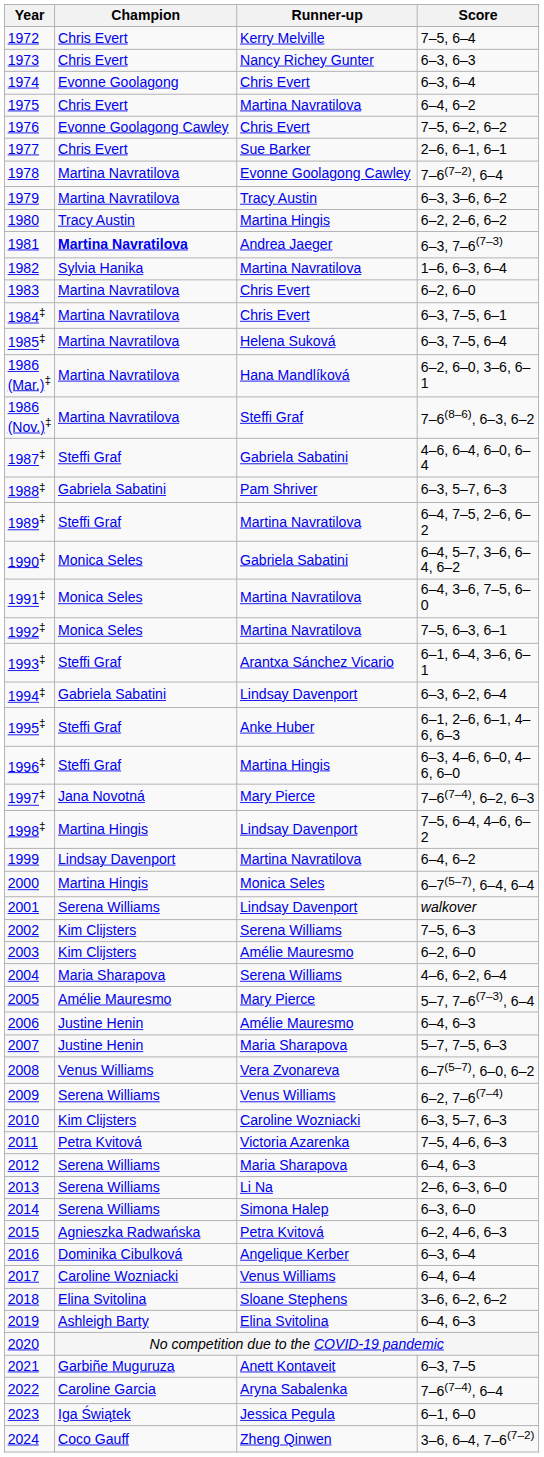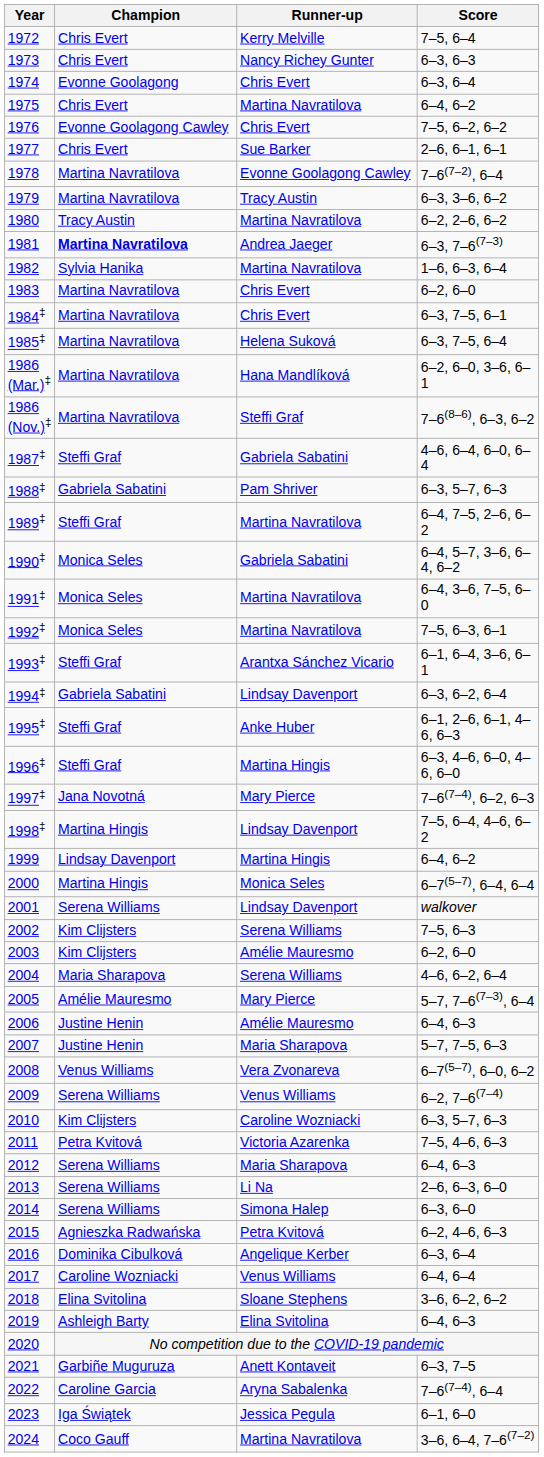(285, 220) Martina Hingis -> (301, 220) Martina Navratilova
(301, 859) Martina Navratilova -> (285, 859) Martina Hingis
(286, 1438) Zheng Qinwen -> (301, 1438) Martina Navratilova
